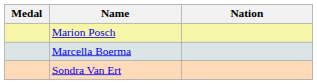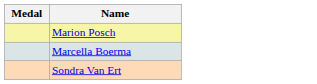- column: (247, 14)
